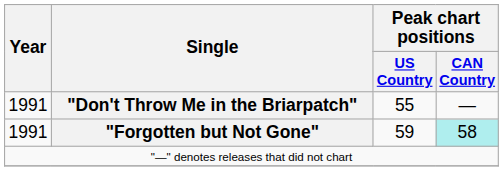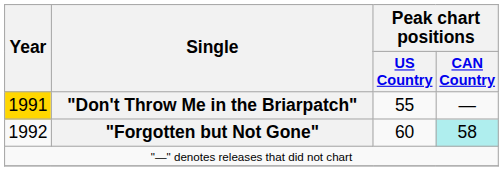(28, 105) no background -> (28, 105) gold background
(28, 132) 1991 -> (28, 132) 1992
(405, 132) 59 -> (405, 132) 60
